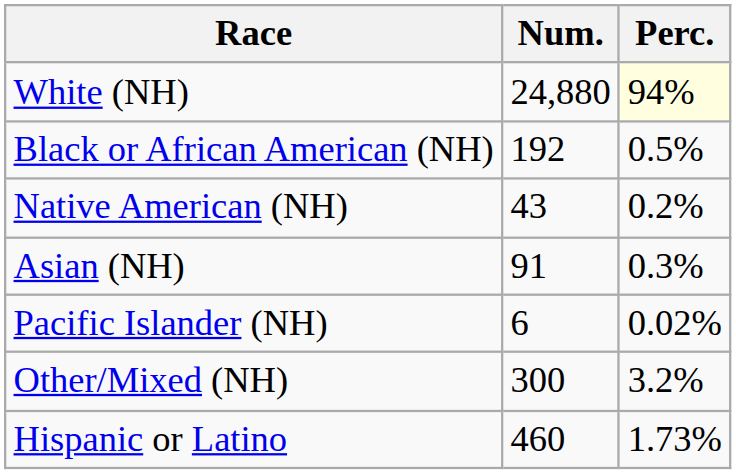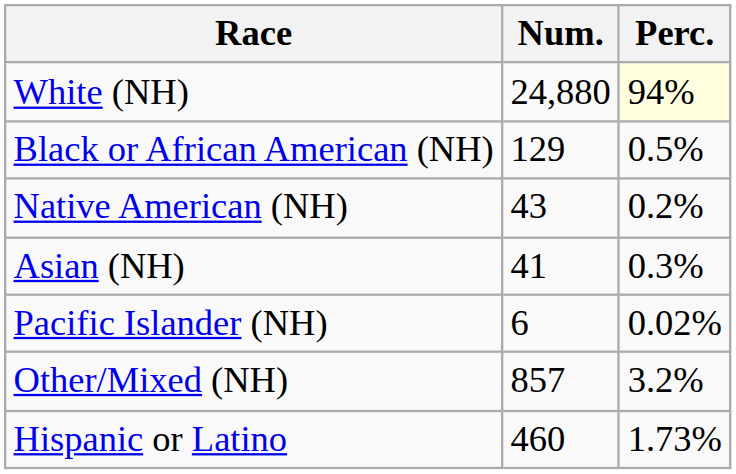(538, 149) 192 -> (538, 149) 129
(529, 264) 91 -> (529, 264) 41
(538, 380) 300 -> (538, 380) 857
